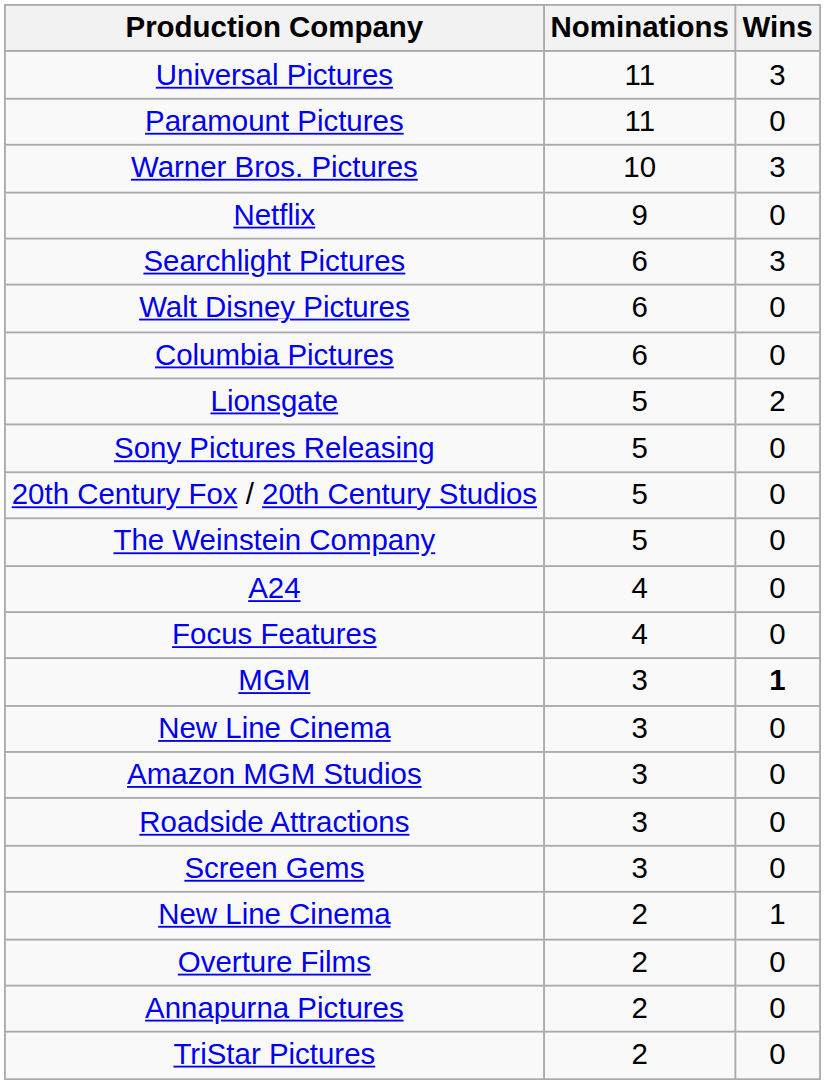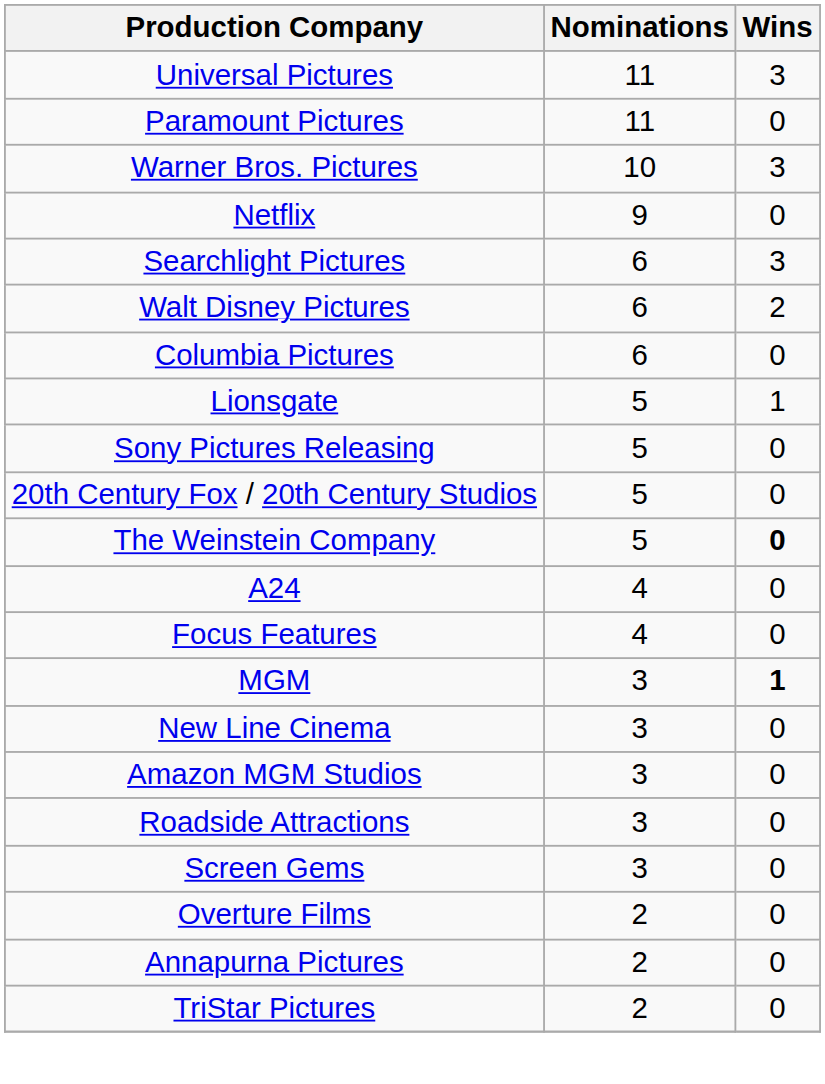(777, 307) 0 -> (777, 307) 2
(777, 401) 2 -> (777, 401) 1
(777, 541) normal -> (777, 541) bold
- row: (274, 914)
